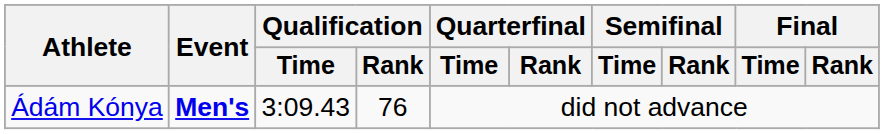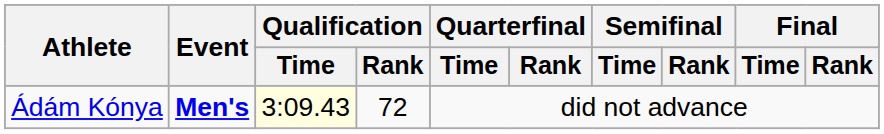(306, 108) no background -> (306, 108) lightyellow background
(393, 108) 76 -> (393, 108) 72
